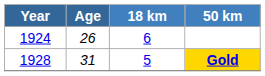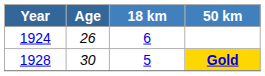(88, 60) 31 -> (88, 60) 30
